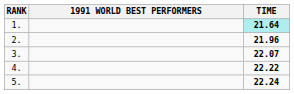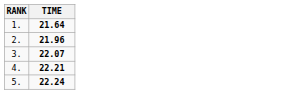- column: (136, 11)
(266, 25) paleturquoise background -> (52, 25) no background
(266, 68) 22.22 -> (52, 68) 22.21
